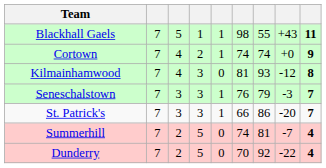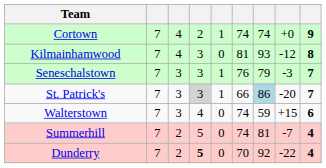- row: (76, 34)
(200, 113) no background -> (200, 93) lightgrey background
(264, 113) no background -> (264, 93) lightblue background
+ row: (76, 113)
(200, 152) normal -> (200, 152) bold
